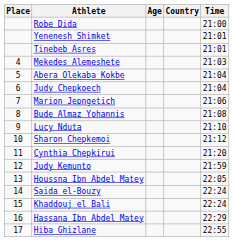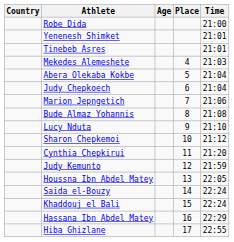columns swapped: (18, 11) <-> (182, 11)
